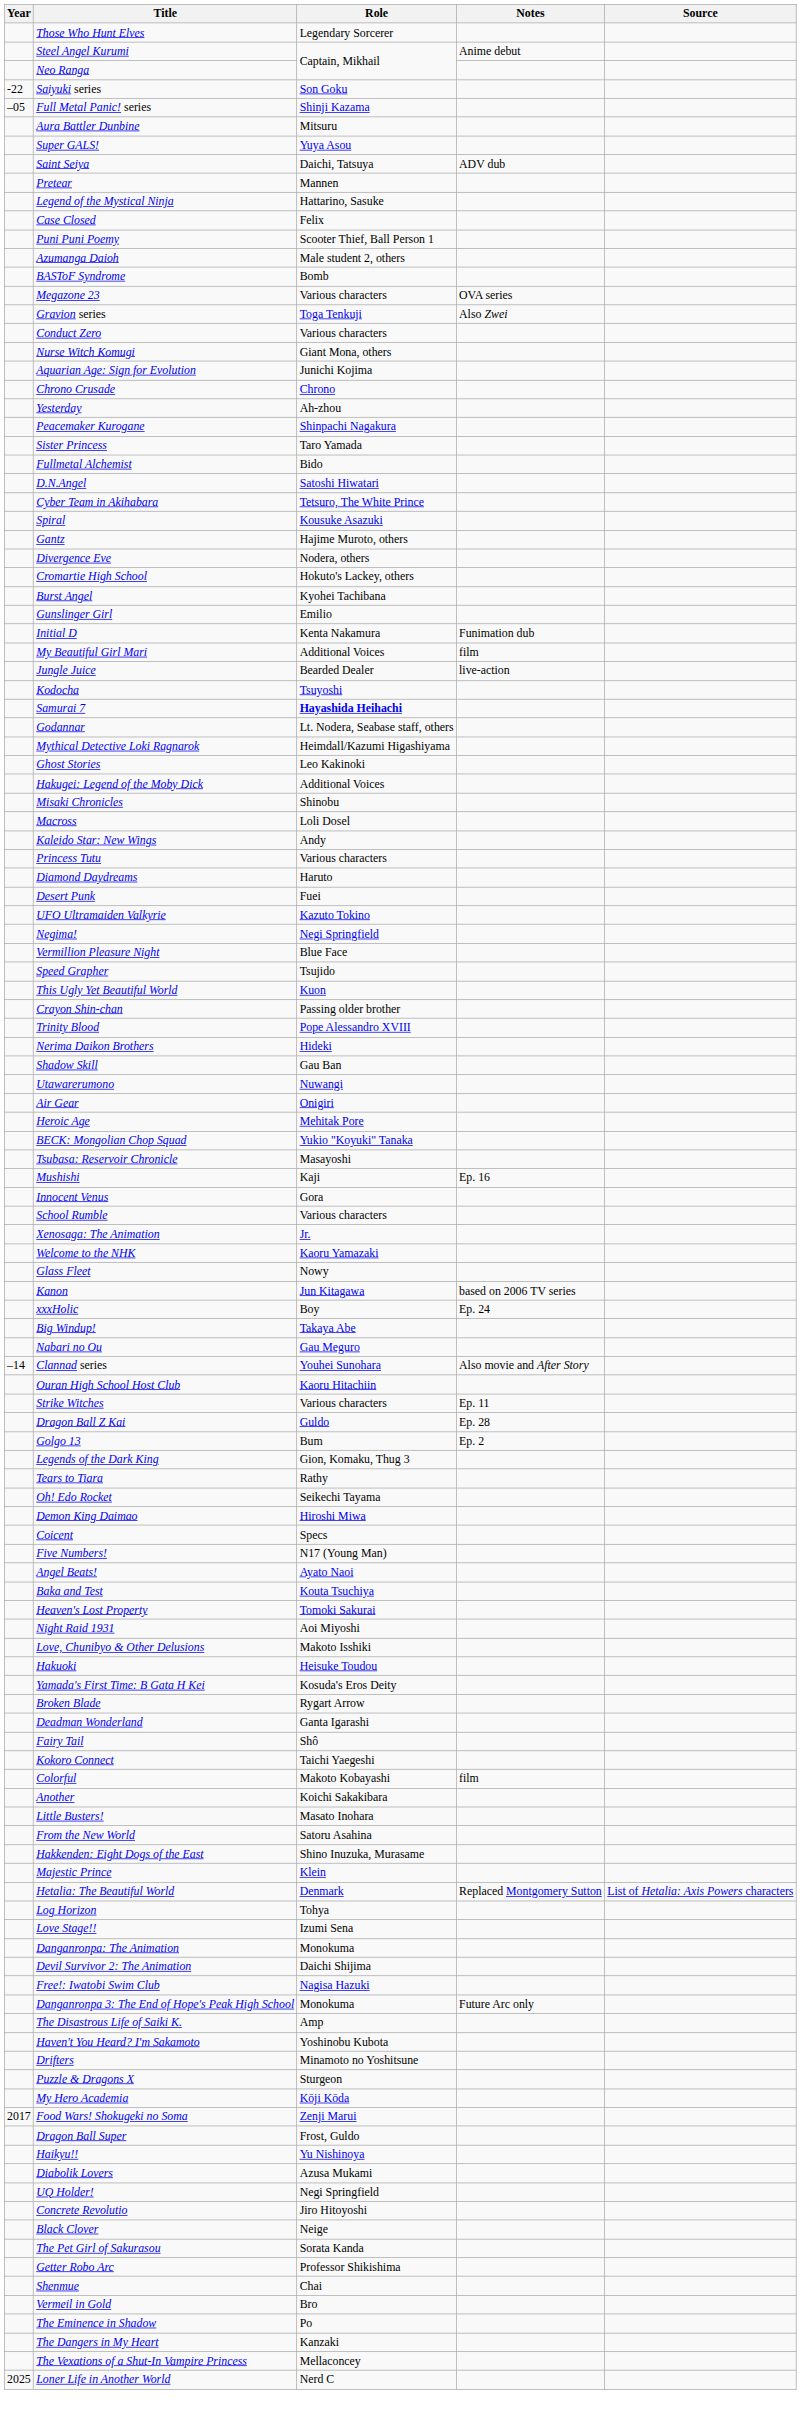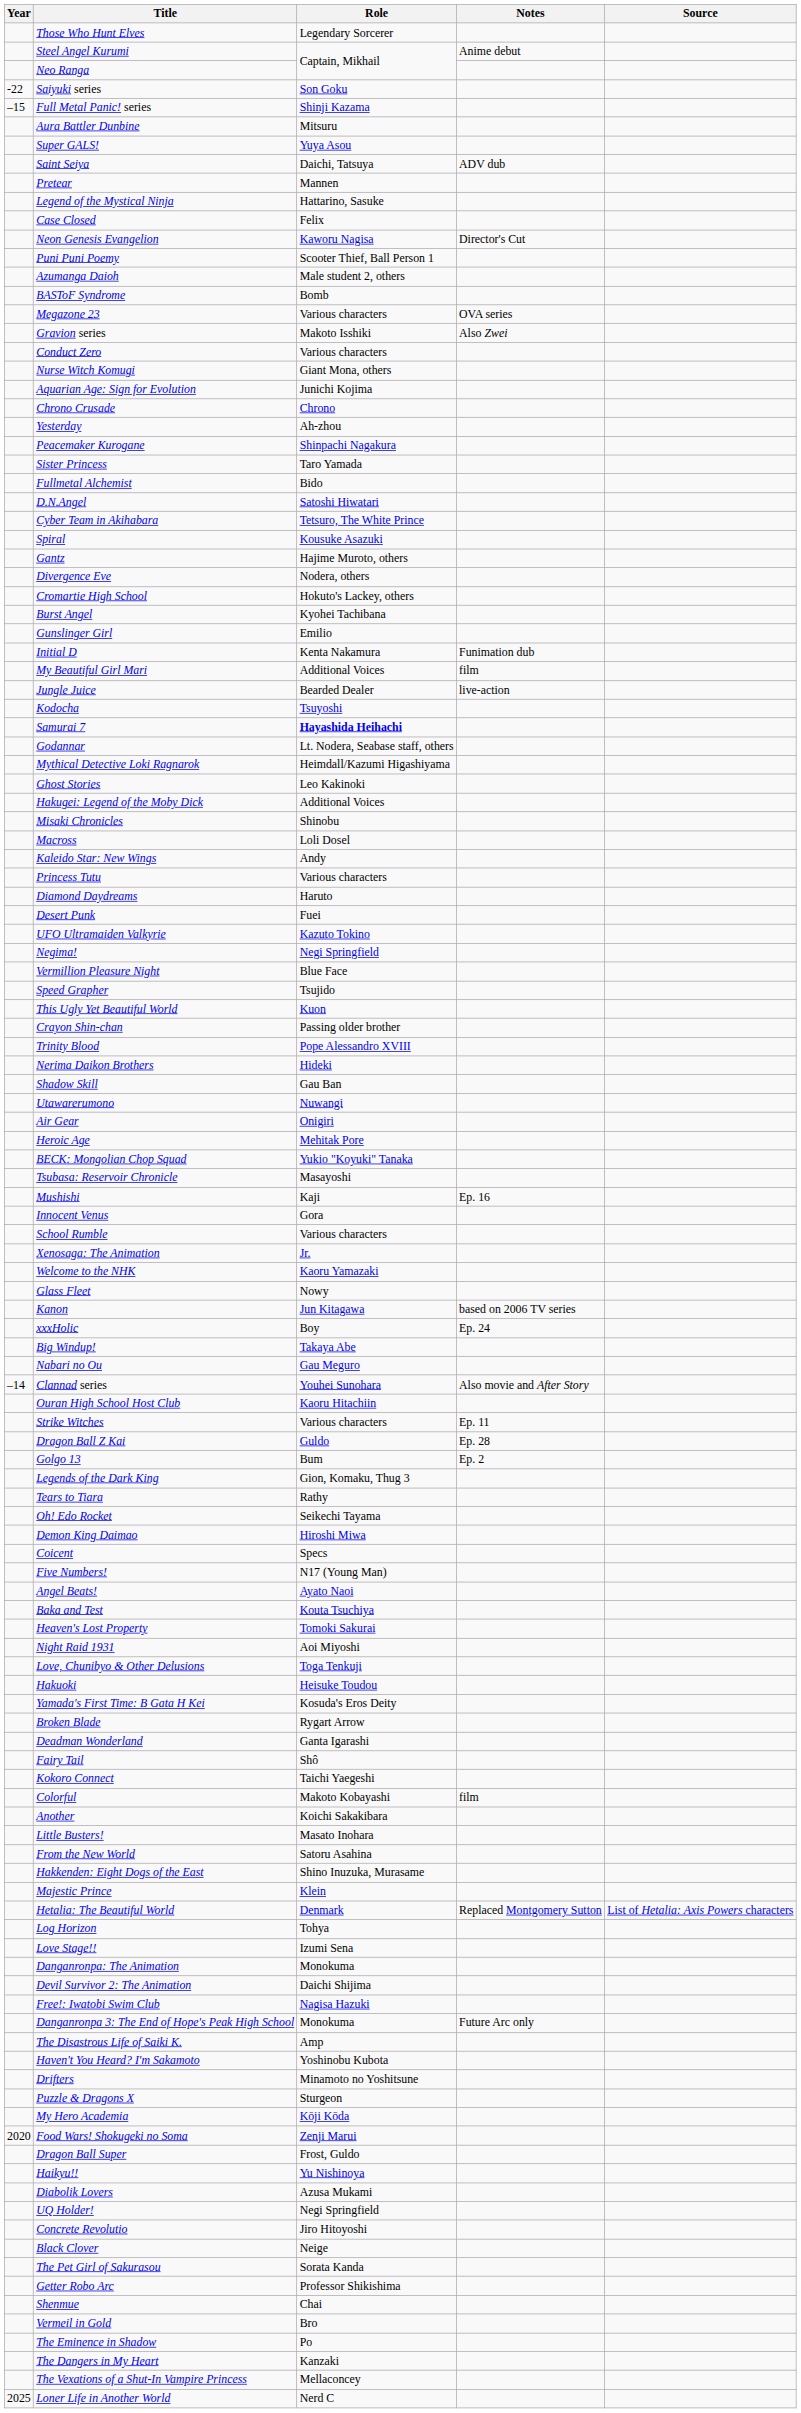(16, 107) –05 -> (16, 107) –15
+ row: (97, 239)
(331, 314) Toga Tenkuji -> (335, 333) Makoto Isshiki
(335, 1647) Makoto Isshiki -> (331, 1666) Toga Tenkuji
(19, 2116) 2017 -> (19, 2135) 2020
